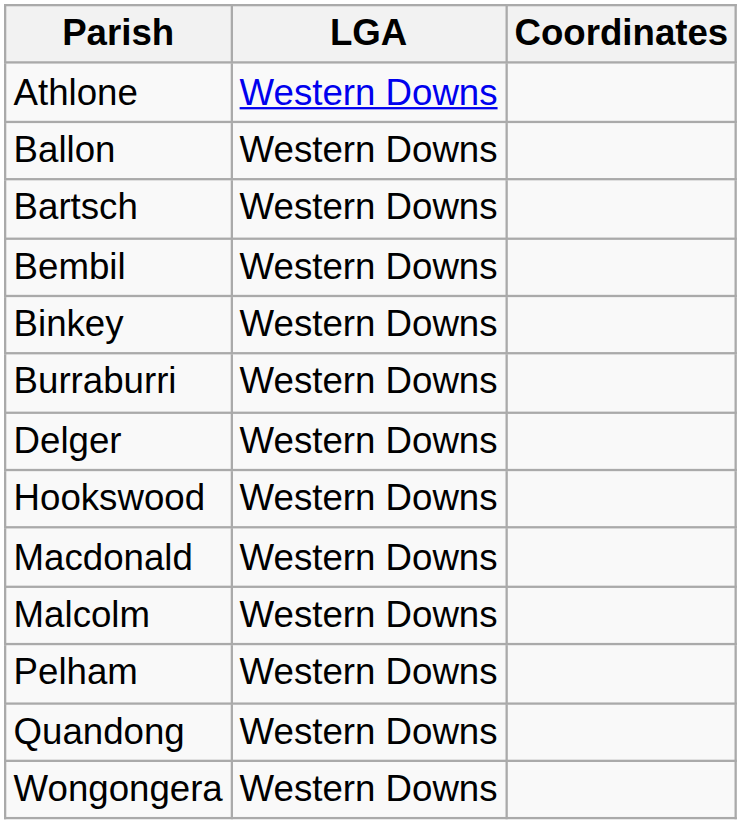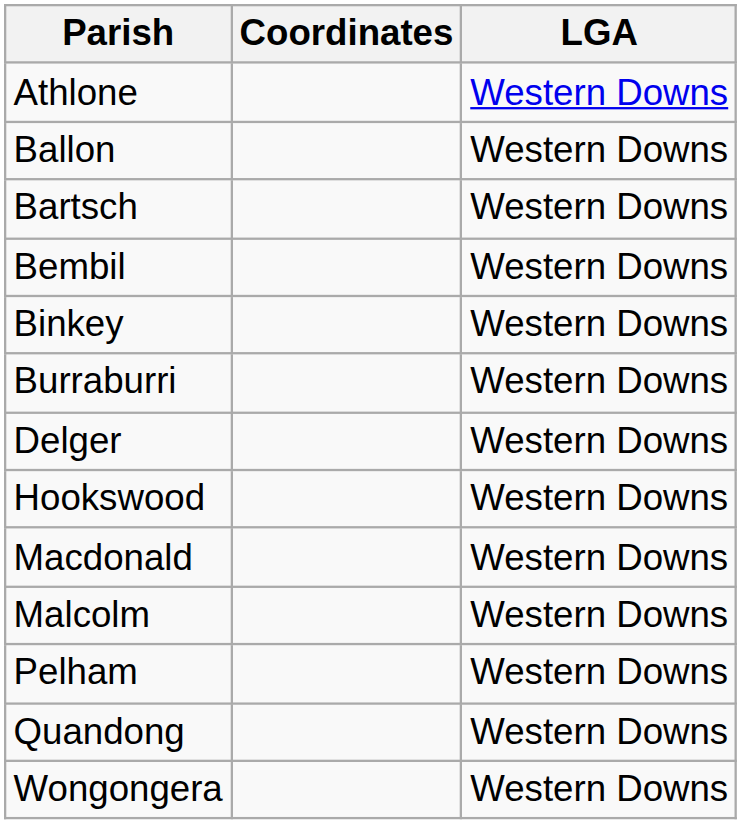columns swapped: (369, 33) <-> (621, 33)
